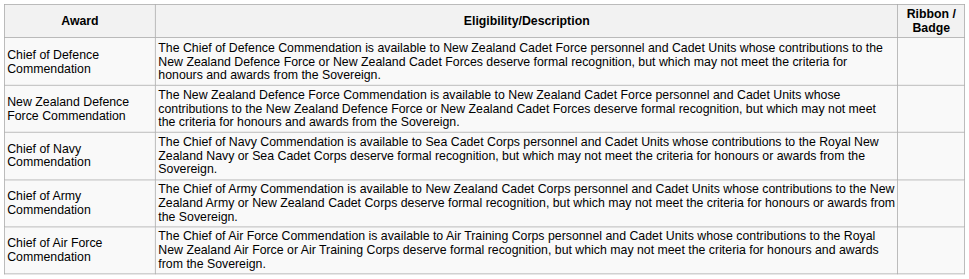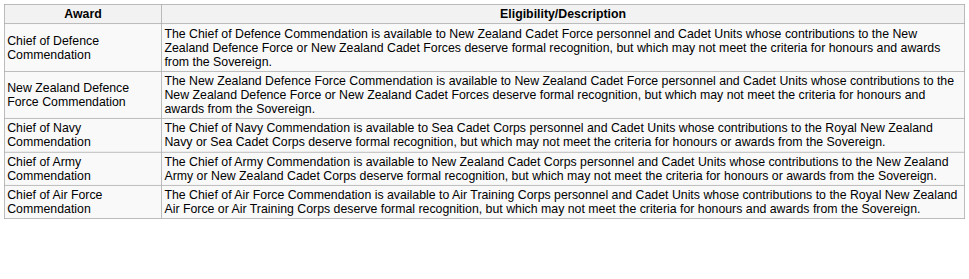- column: (931, 21)
